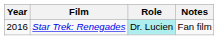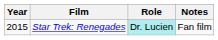(17, 27) 2016 -> (17, 27) 2015
